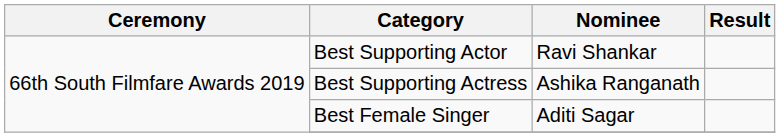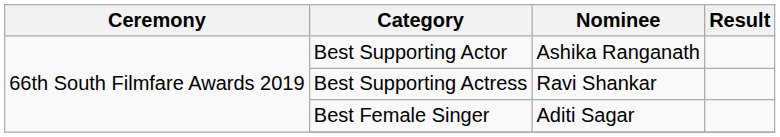(597, 52) Ravi Shankar -> (618, 52) Ashika Ranganath
(618, 83) Ashika Ranganath -> (597, 83) Ravi Shankar
